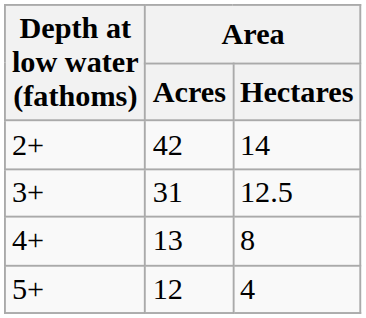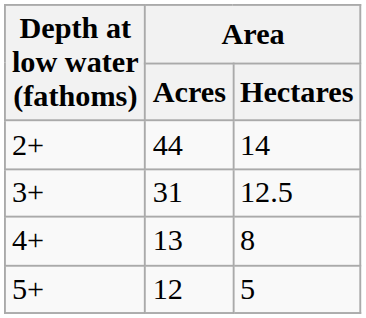(168, 144) 42 -> (168, 144) 44
(247, 288) 4 -> (247, 288) 5
